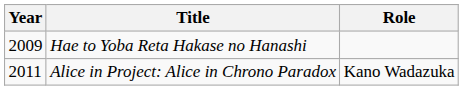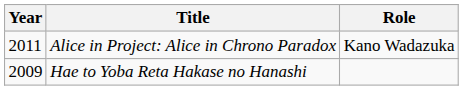rows swapped: (178, 44) <-> (193, 71)
